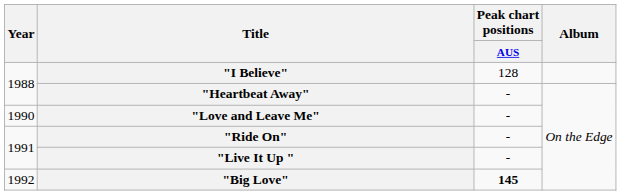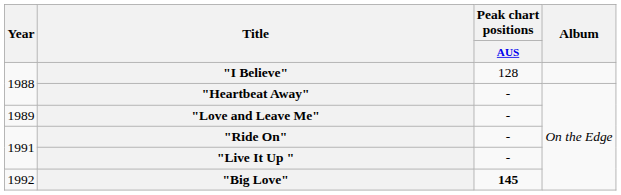(21, 115) 1990 -> (21, 115) 1989
